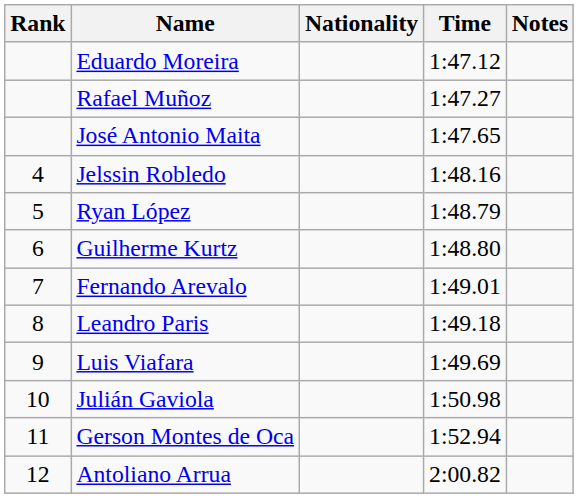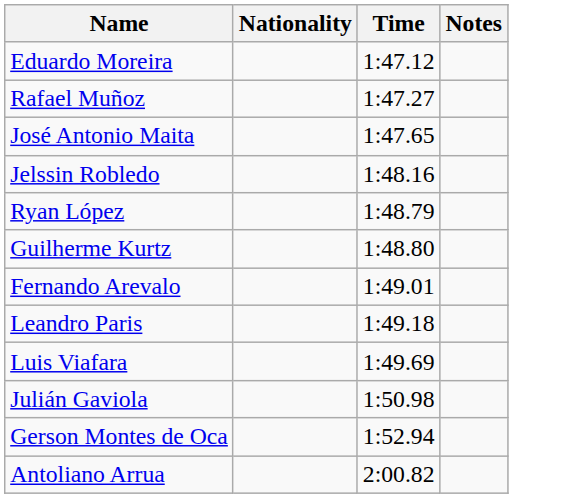- column: (38, 23)
